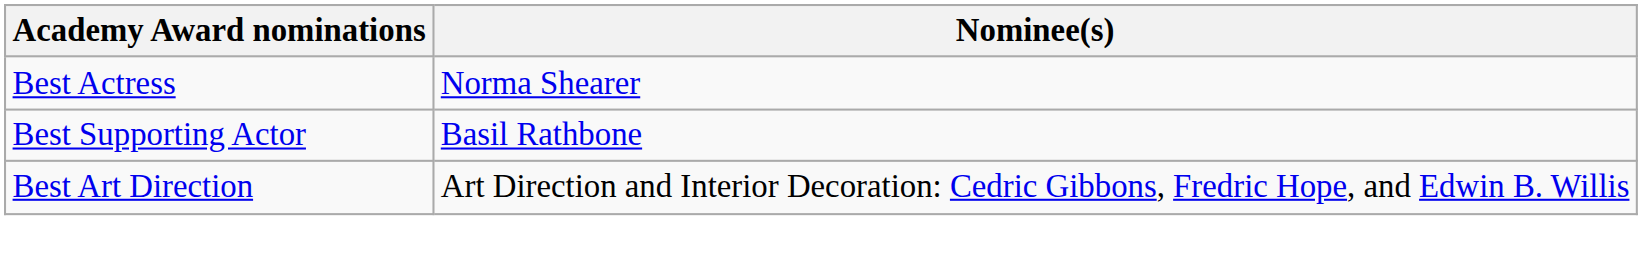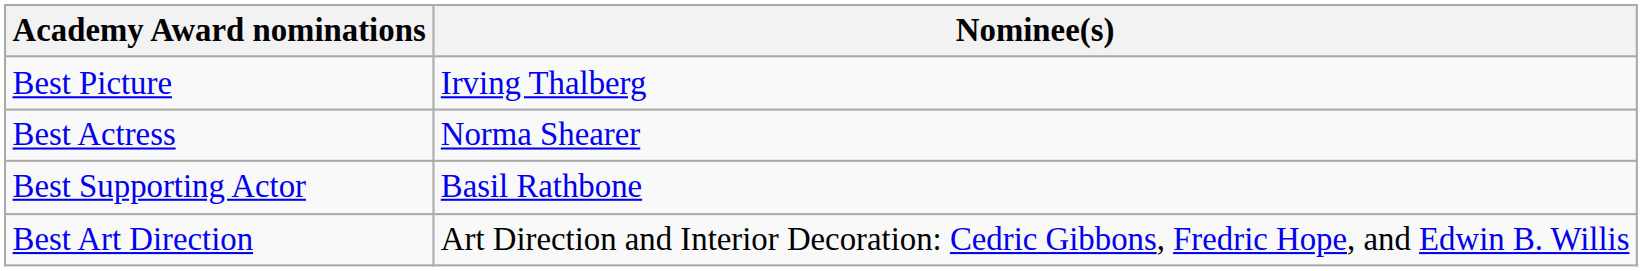+ row: (92, 82)
